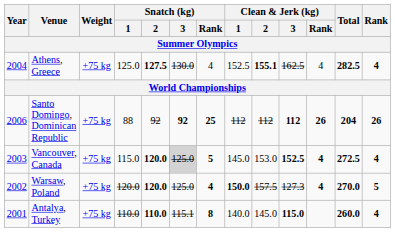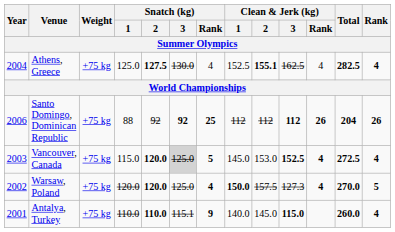(211, 214) 8 -> (211, 214) 9
